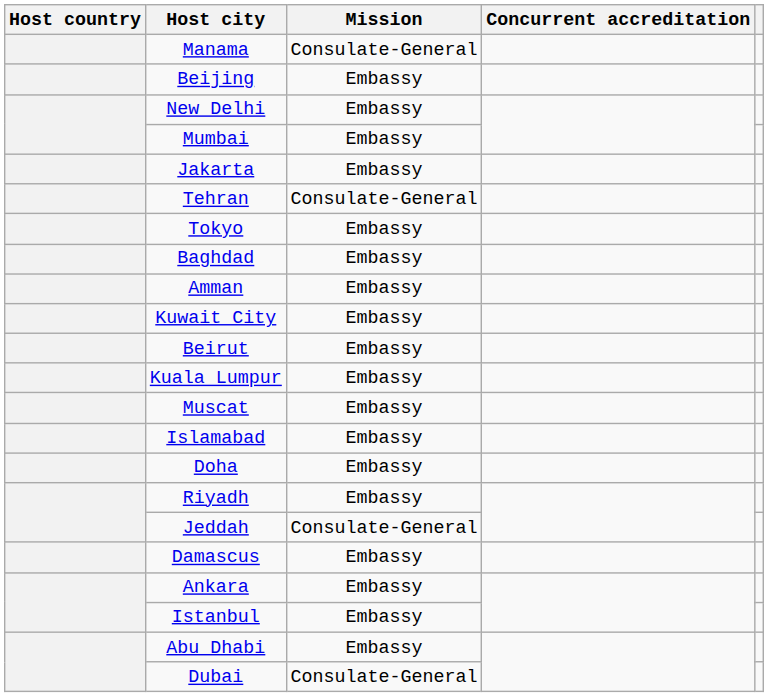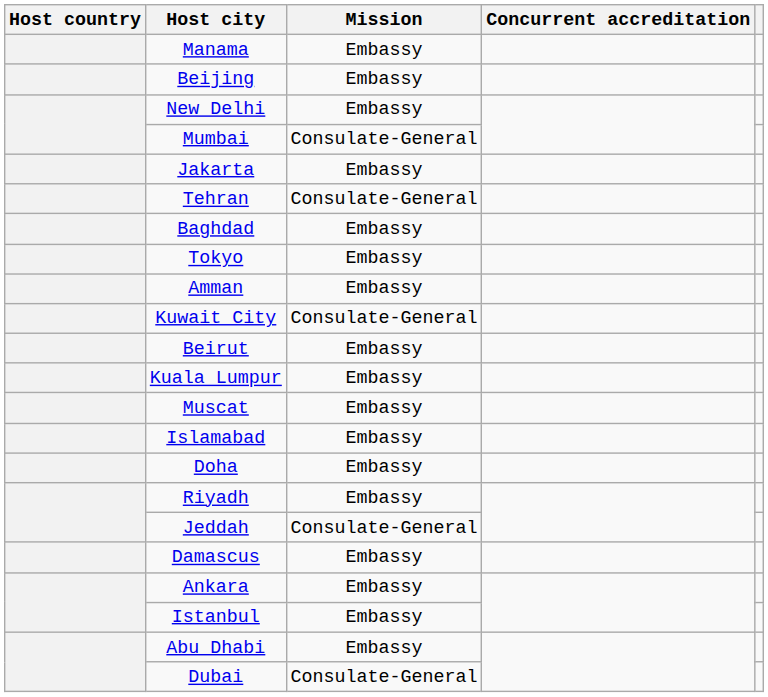(384, 50) Consulate-General -> (384, 50) Embassy
(384, 139) Embassy -> (384, 139) Consulate-General
rows swapped: (216, 259) <-> (216, 229)
(384, 318) Embassy -> (384, 318) Consulate-General
